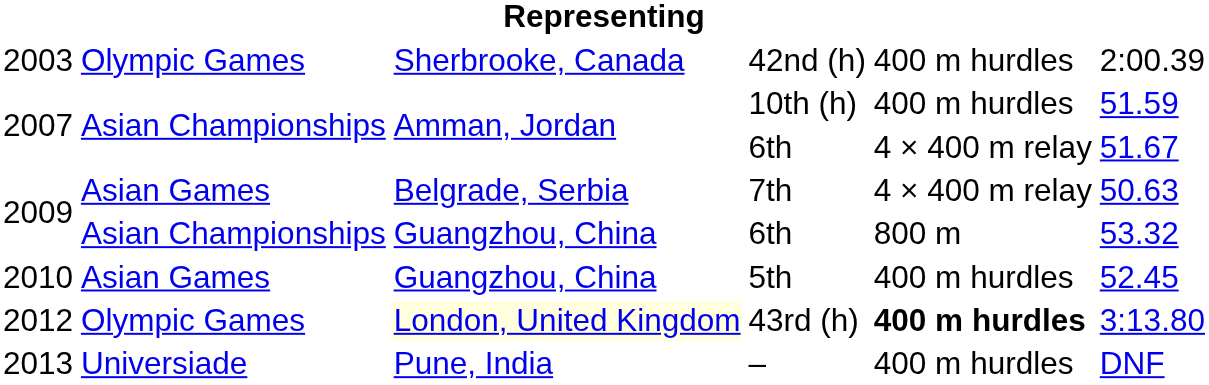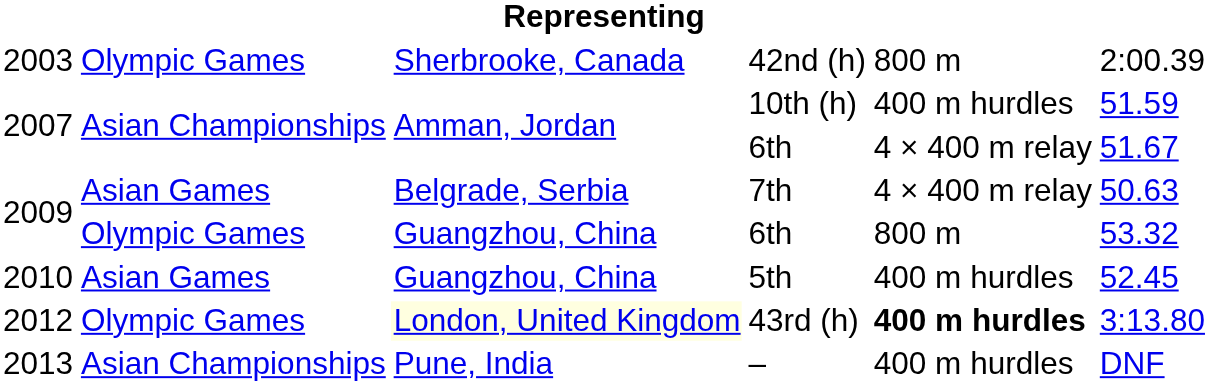(974, 60) 400 m hurdles -> (918, 60) 800 m
(233, 233) Asian Championships -> (193, 233) Olympic Games
(164, 363) Universiade -> (233, 363) Asian Championships
